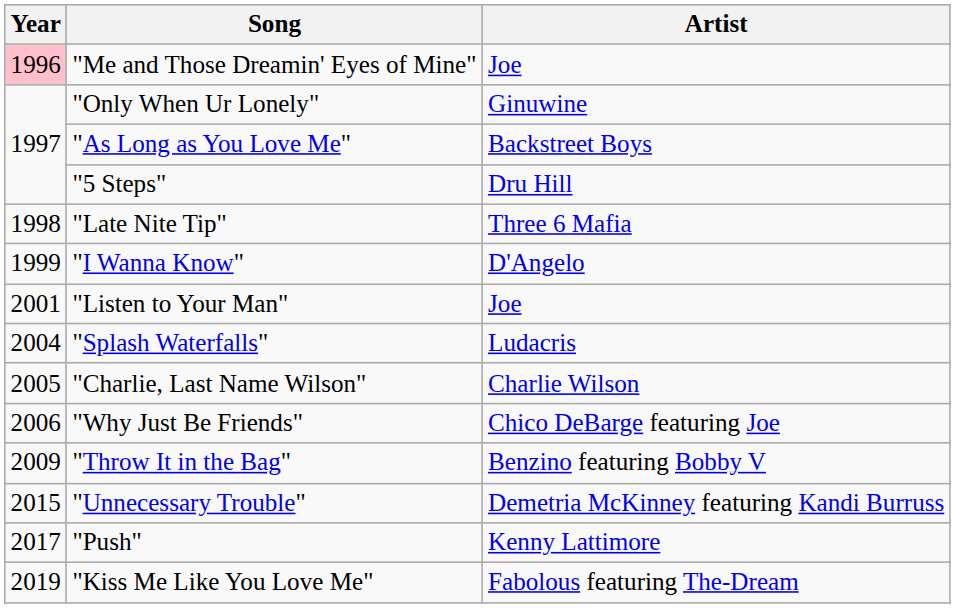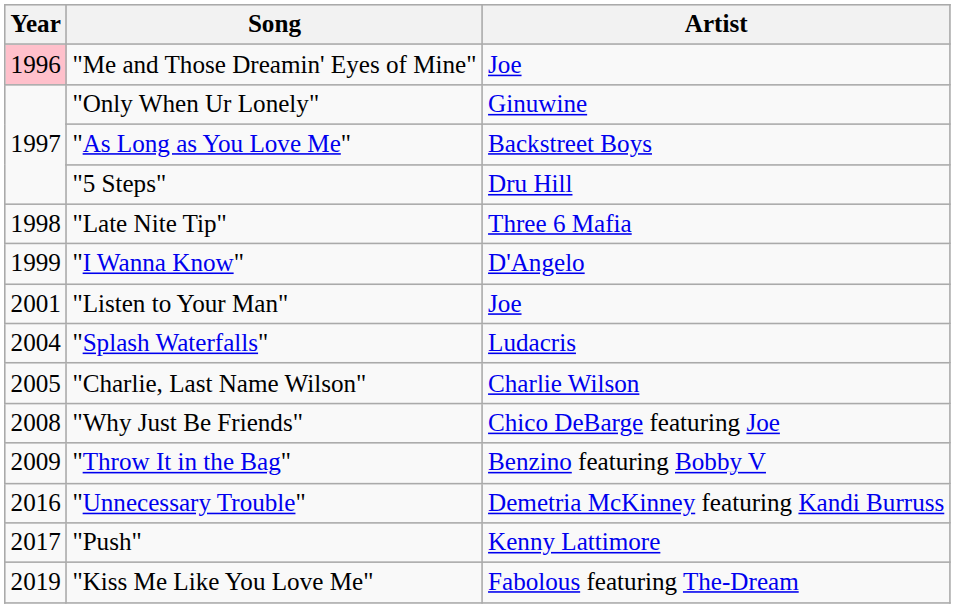(36, 422) 2006 -> (36, 422) 2008
(36, 502) 2015 -> (36, 502) 2016
